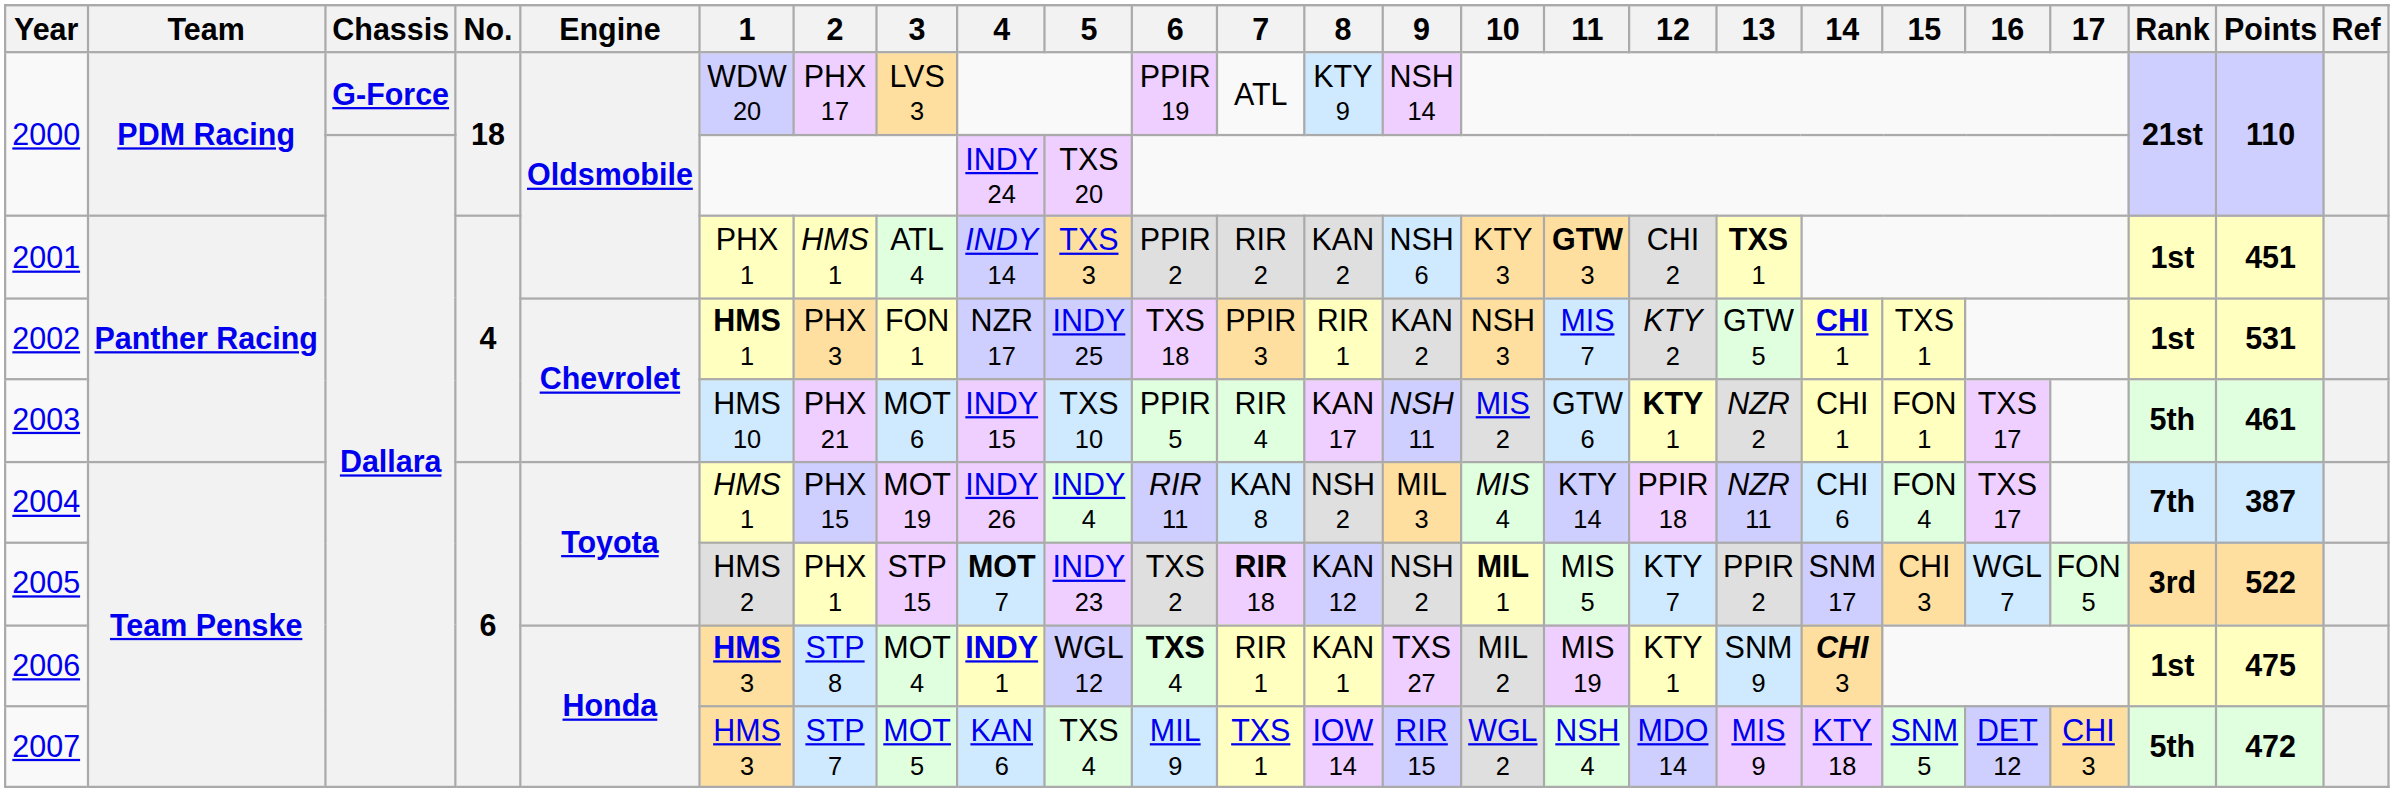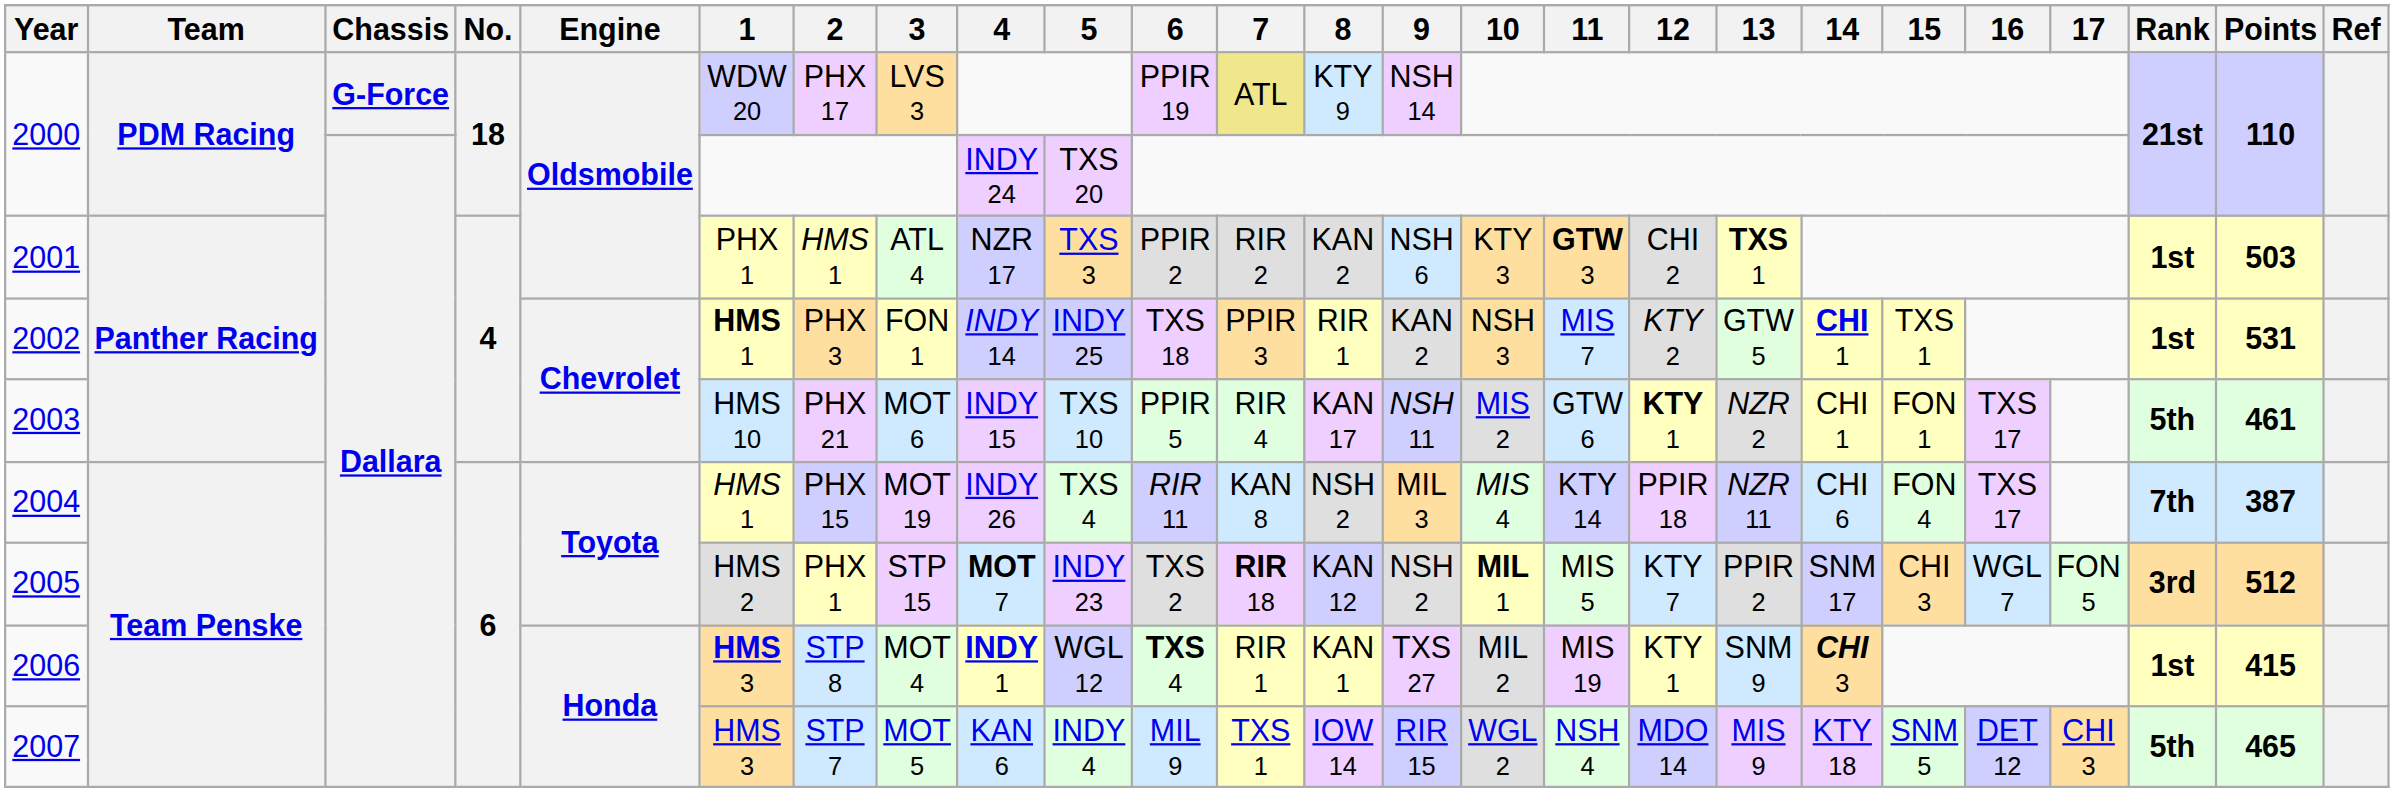(1261, 94) no background -> (1261, 94) khaki background
(1002, 256) INDY 14 -> (1002, 256) NZR 17
(2271, 257) 451 -> (2271, 257) 503
(1002, 337) NZR 17 -> (1002, 337) INDY 14
(1089, 501) INDY 4 -> (1089, 501) TXS 4
(2271, 583) 522 -> (2271, 583) 512
(2271, 665) 475 -> (2271, 665) 415
(1089, 745) TXS 4 -> (1089, 745) INDY 4
(2271, 747) 472 -> (2271, 747) 465
